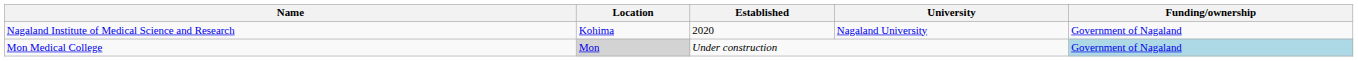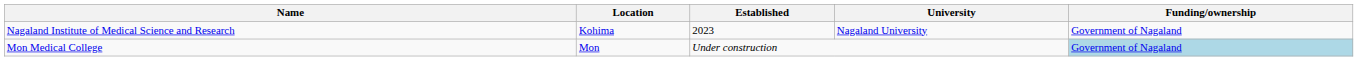(703, 30) 2020 -> (703, 30) 2023
(589, 47) lightgrey background -> (589, 47) no background
